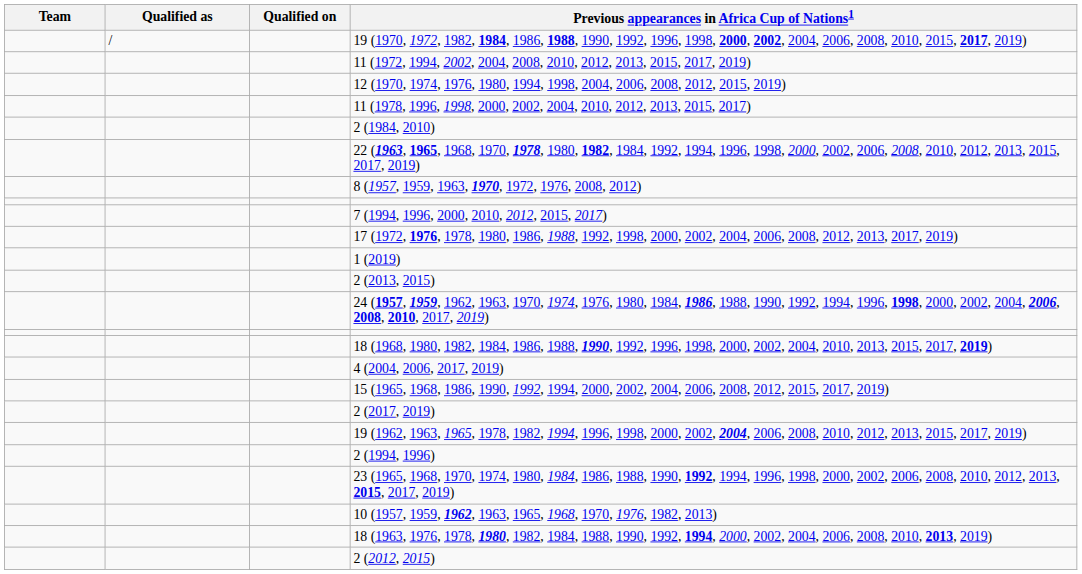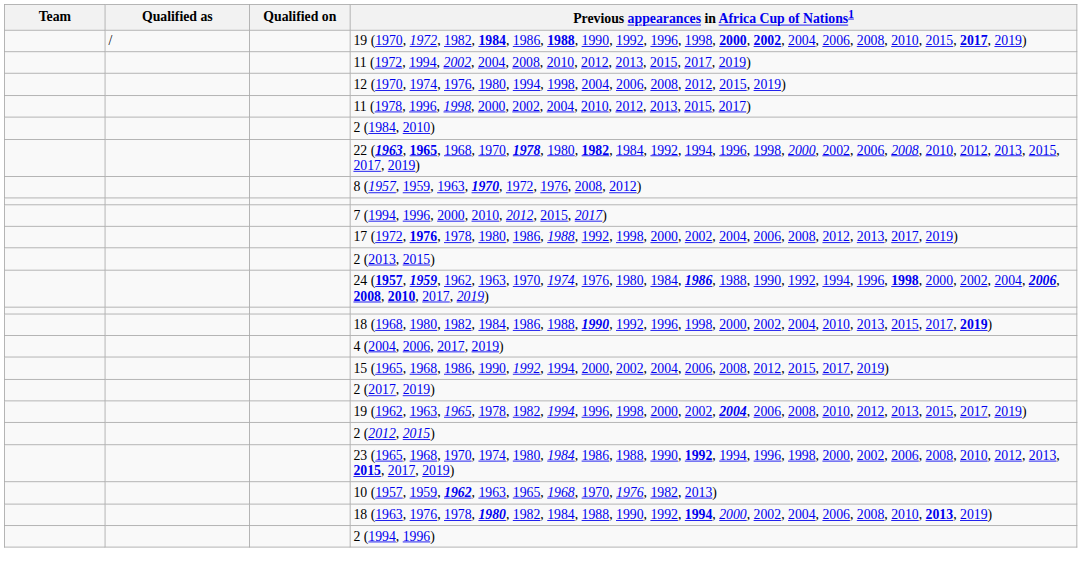- row: (177, 259)
rows swapped: (177, 558) <-> (177, 456)
